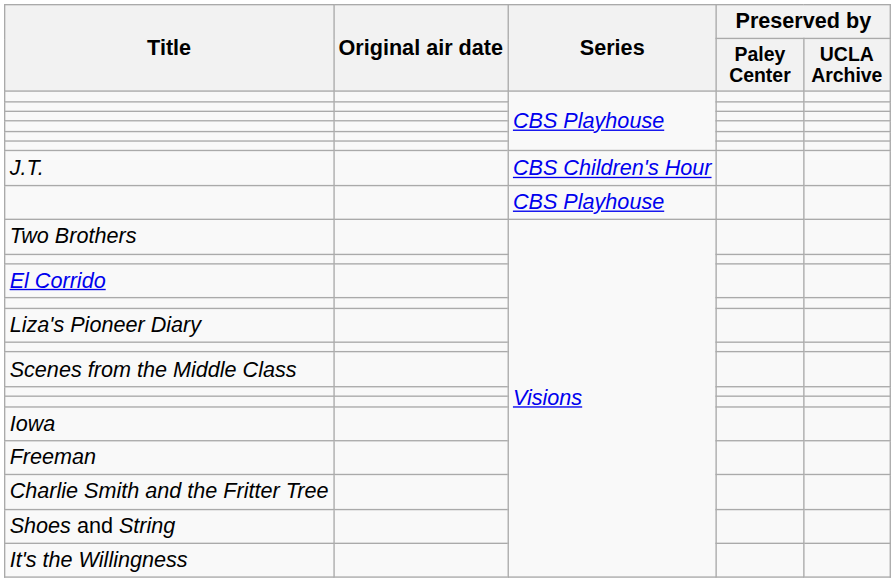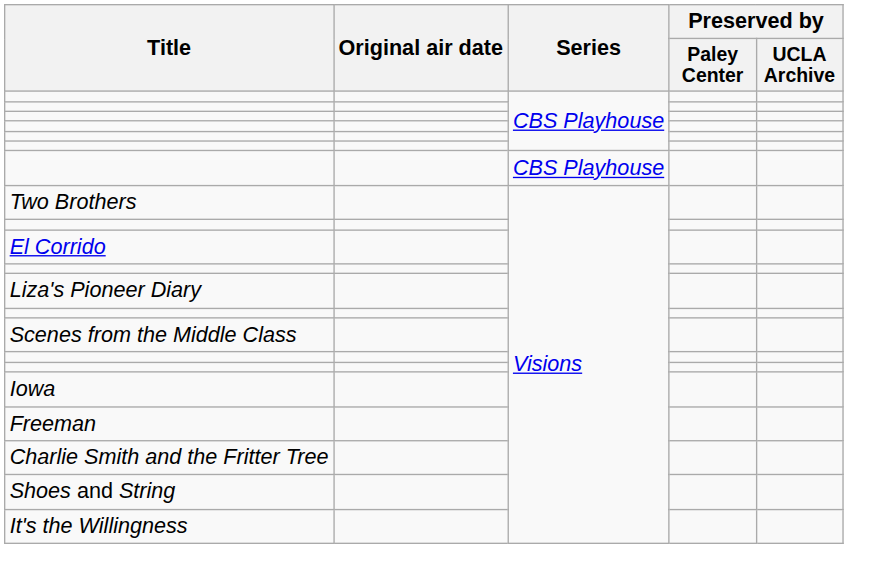- row: (27, 167)
